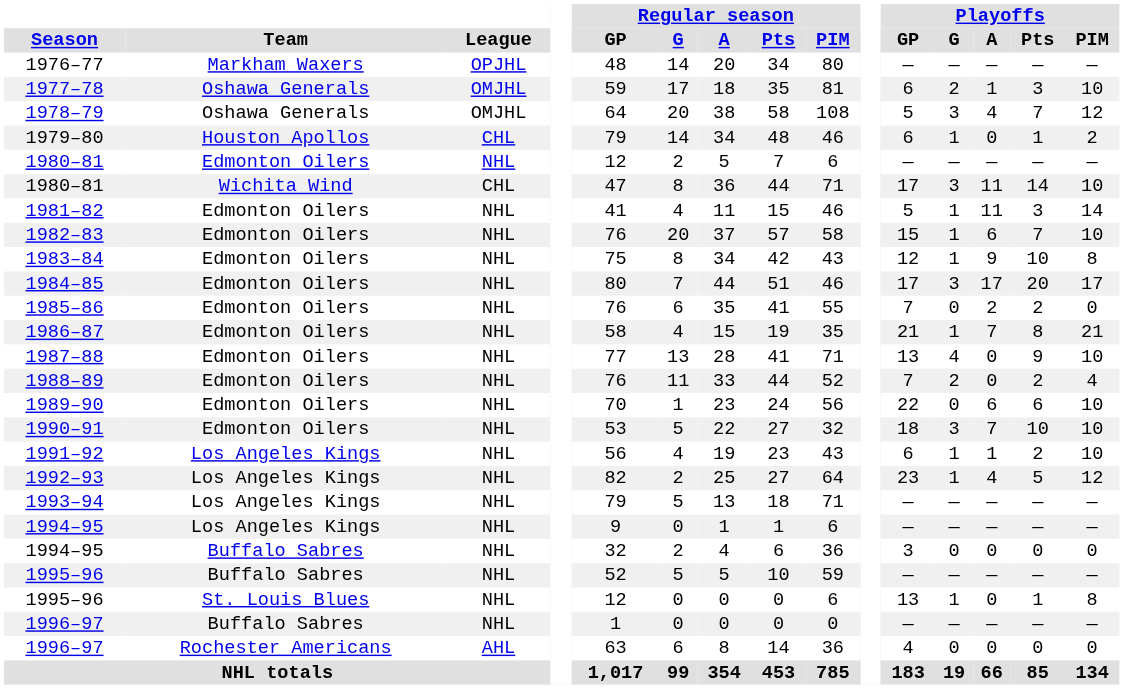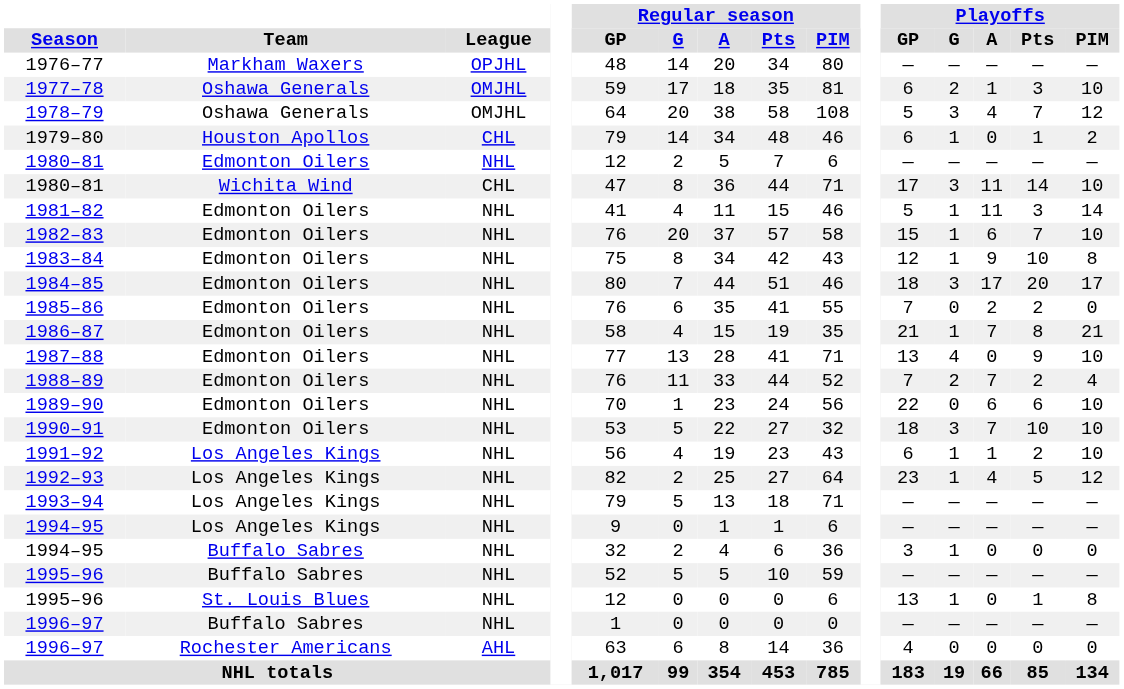(908, 284) 17 -> (908, 284) 18
(992, 381) 0 -> (992, 381) 7
(954, 551) 0 -> (954, 551) 1
